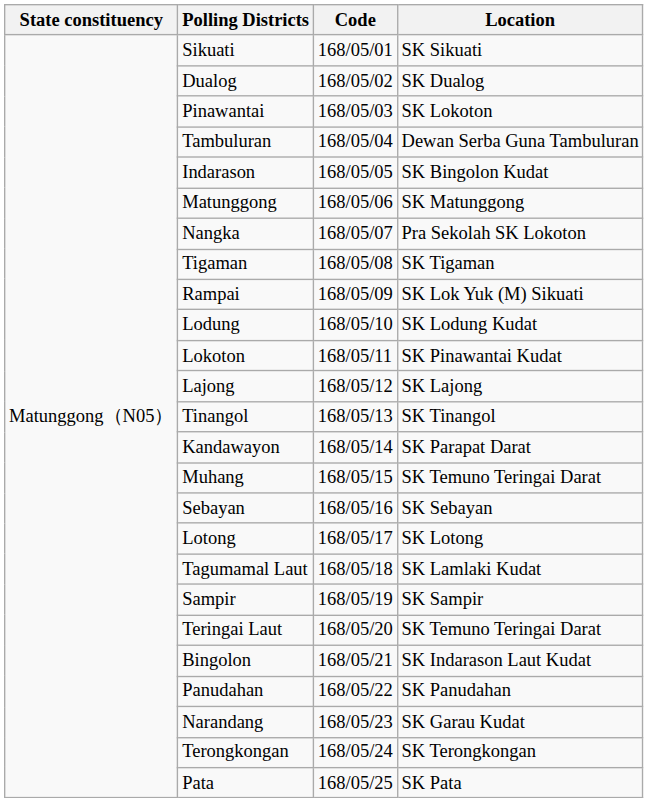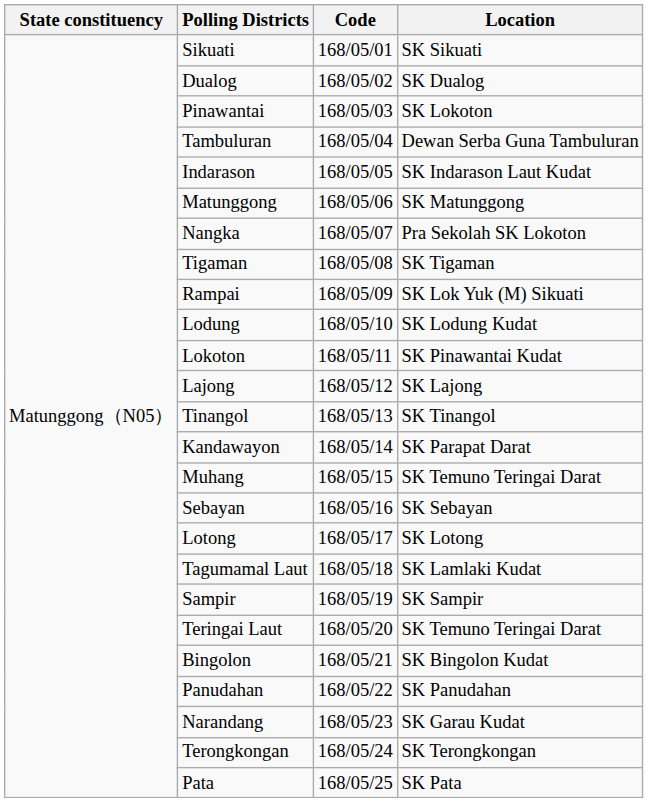(475, 171) SK Bingolon Kudat -> (496, 171) SK Indarason Laut Kudat
(496, 660) SK Indarason Laut Kudat -> (475, 660) SK Bingolon Kudat
